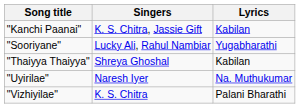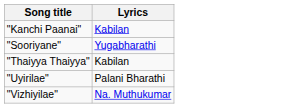- column: (153, 12)
(254, 78) Na. Muthukumar -> (130, 78) Palani Bharathi
(251, 95) Palani Bharathi -> (133, 95) Na. Muthukumar
